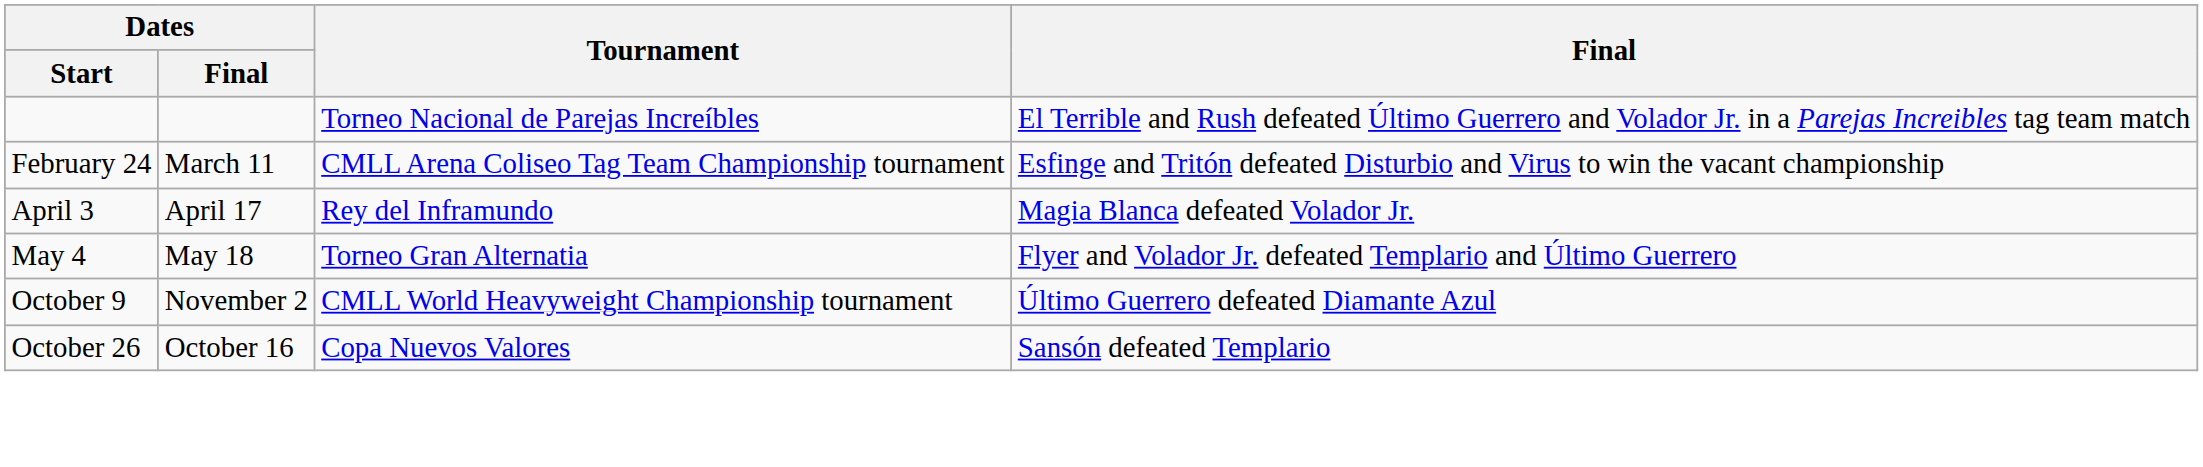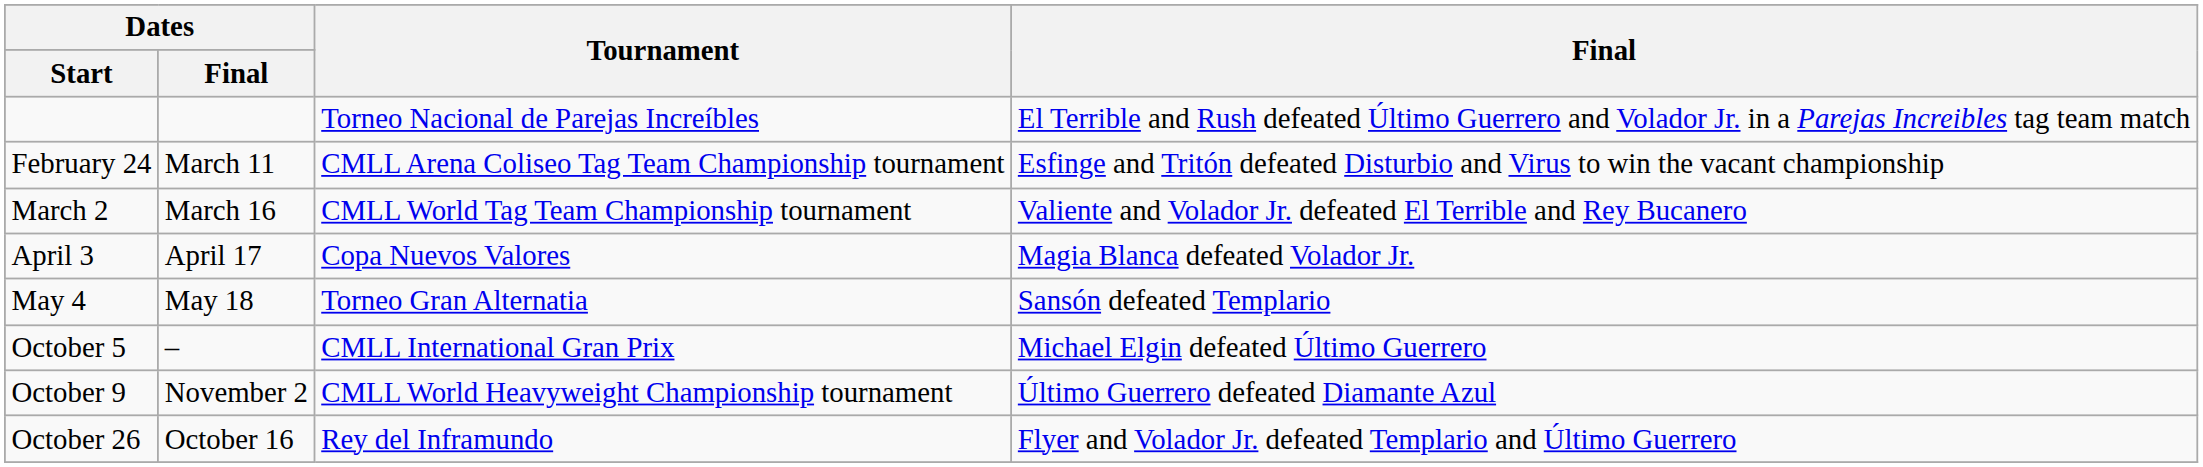+ row: (60, 210)
(437, 210) Rey del Inframundo -> (446, 255) Copa Nuevos Valores
(1377, 255) Flyer and Volador Jr. defeated Templario and Último Guerrero -> (1174, 301) Sansón defeated Templario
+ row: (69, 347)
(446, 347) Copa Nuevos Valores -> (437, 438) Rey del Inframundo
(1174, 347) Sansón defeated Templario -> (1377, 438) Flyer and Volador Jr. defeated Templario and Último Guerrero
